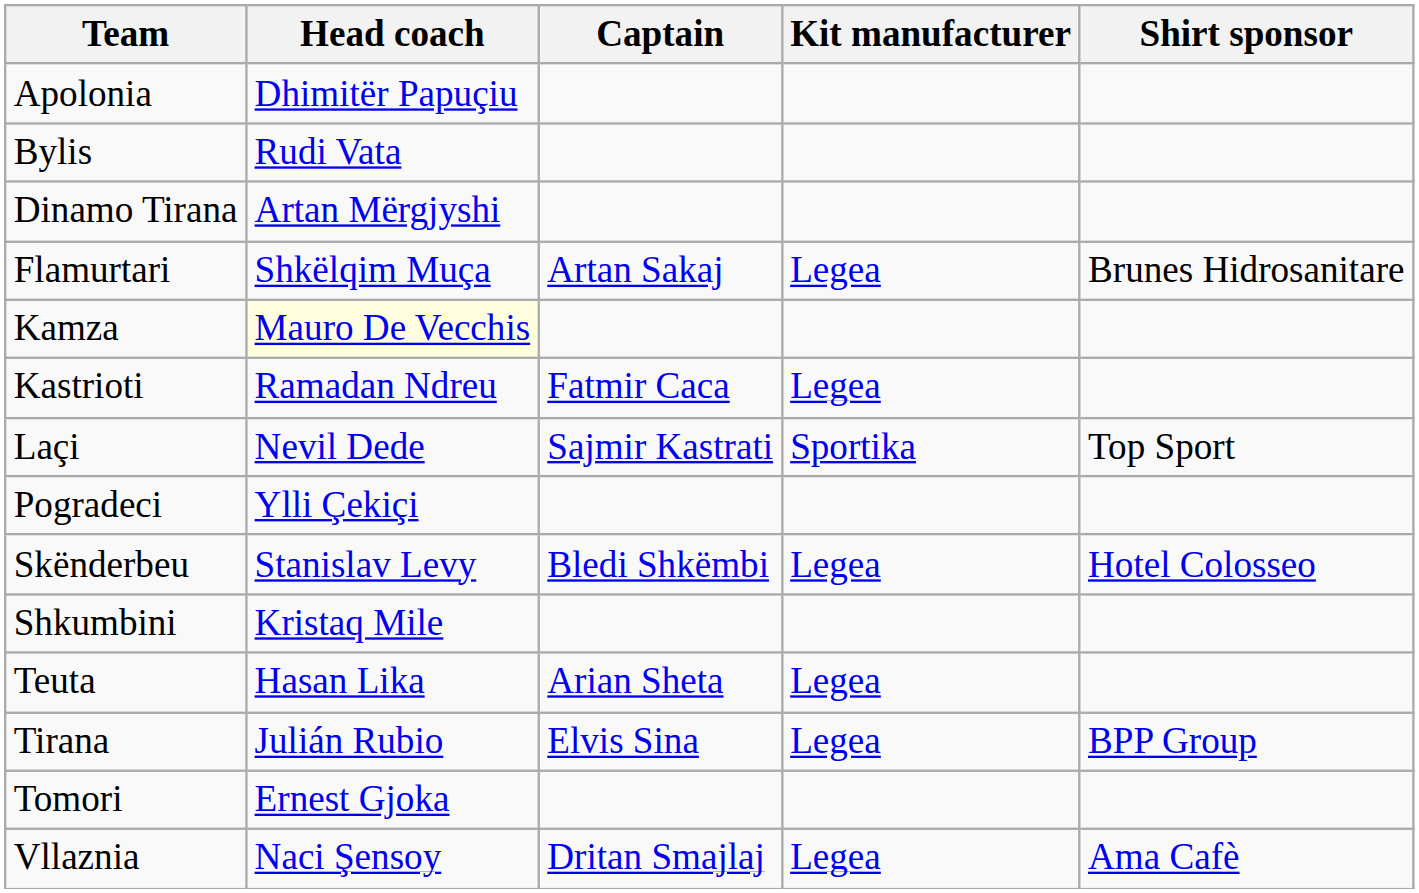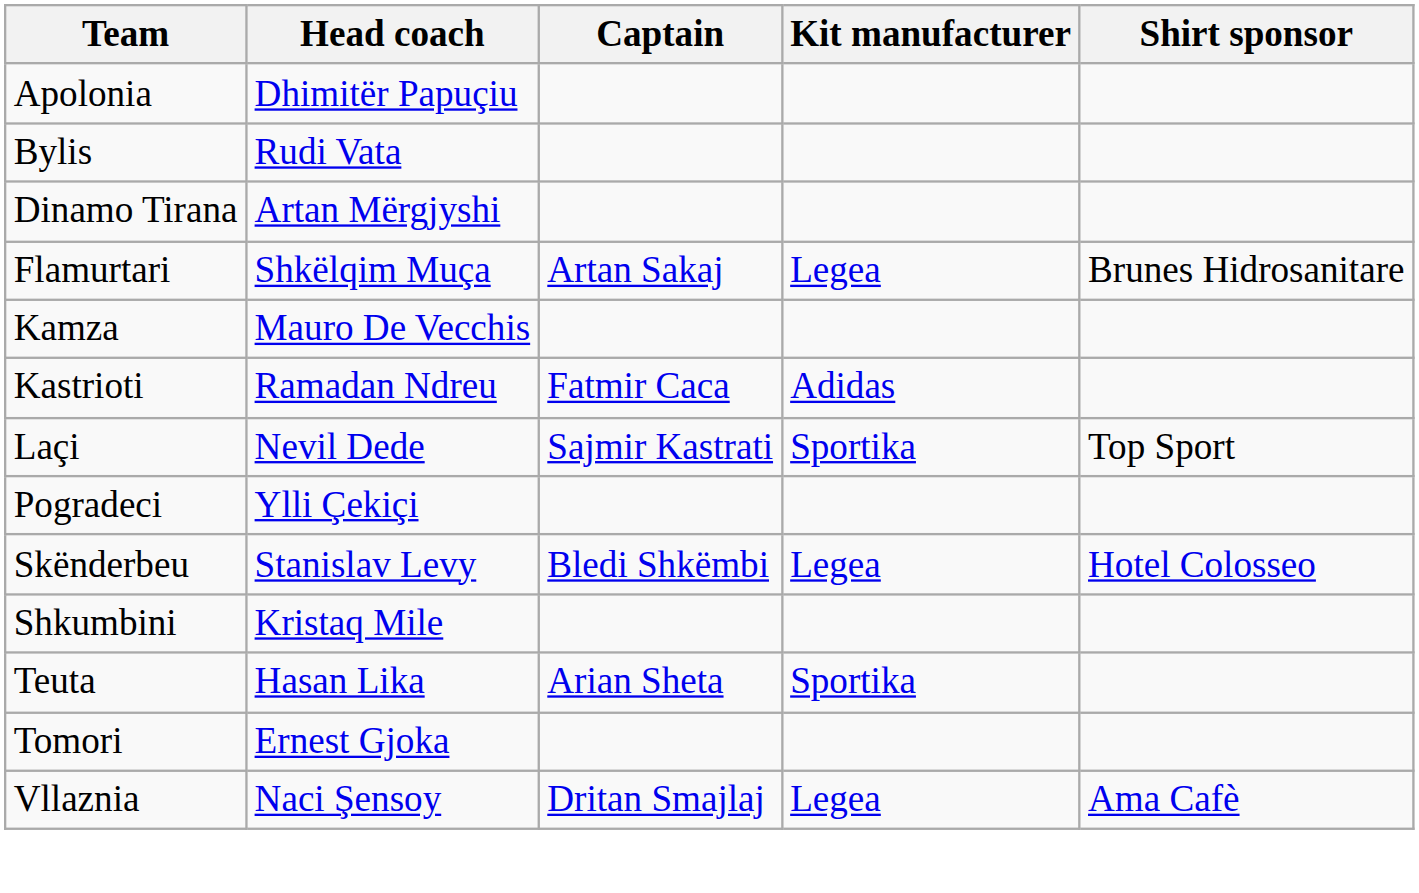(392, 328) lightyellow background -> (392, 328) no background
(835, 387) Legea -> (843, 387) Adidas
(835, 681) Legea -> (853, 681) Sportika
- row: (61, 740)
